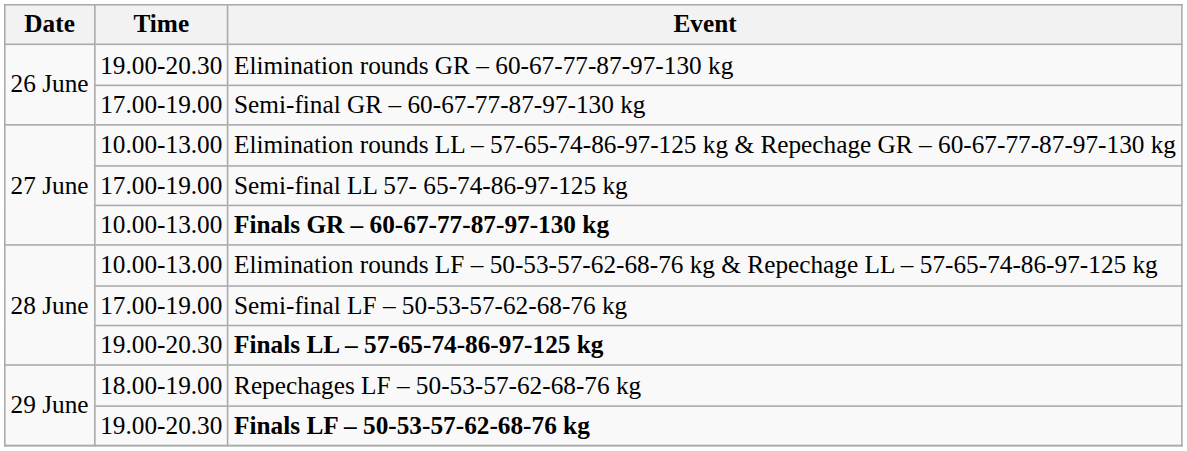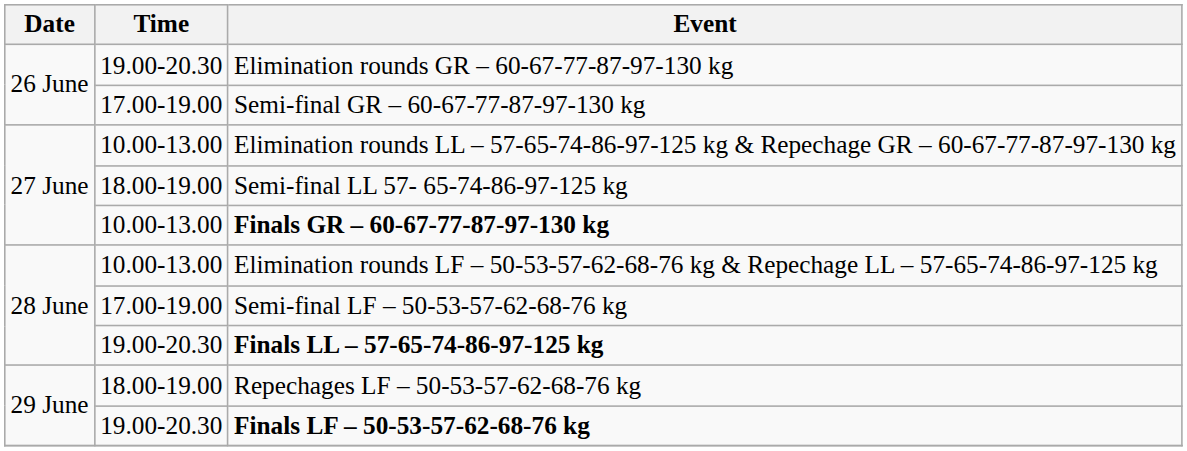(161, 184) 17.00-19.00 -> (161, 184) 18.00-19.00
